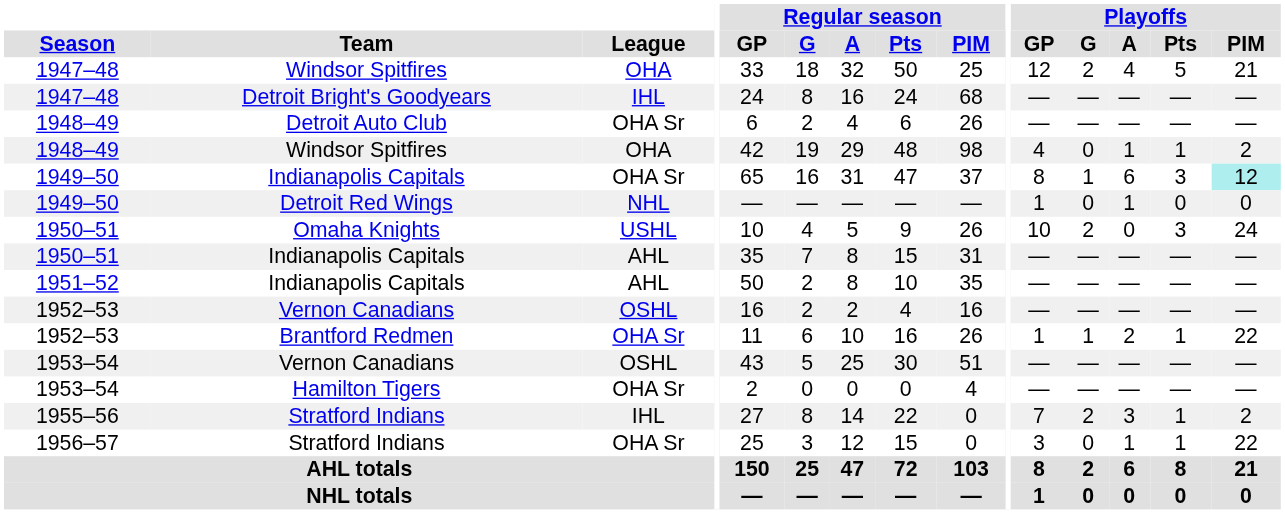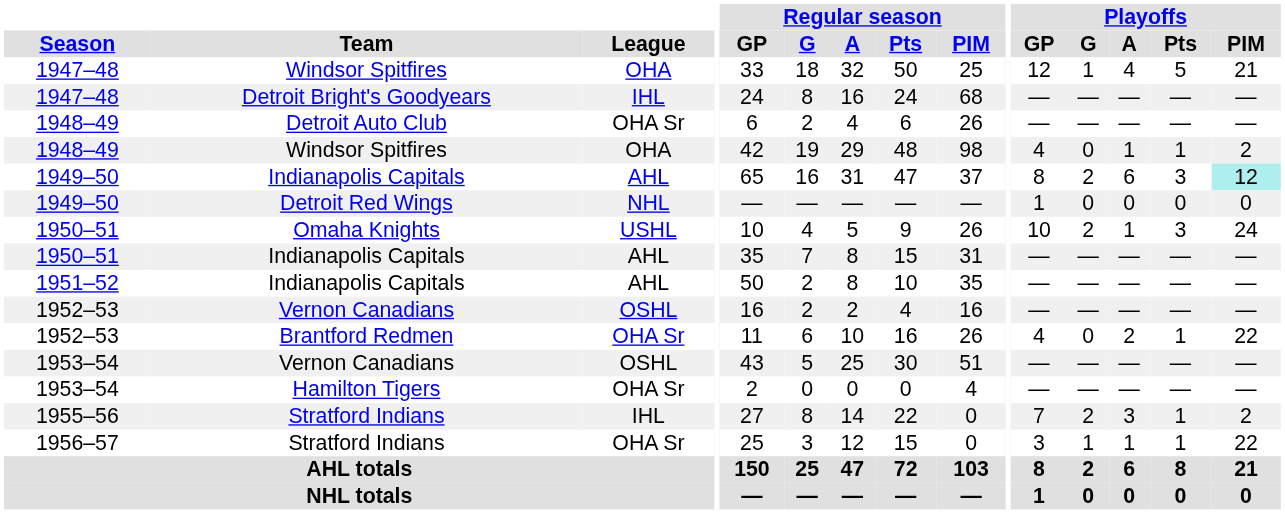(1088, 70) 2 -> (1088, 70) 1
(648, 176) OHA Sr -> (648, 176) AHL
(1088, 176) 1 -> (1088, 176) 2
(1129, 203) 1 -> (1129, 203) 0
(1129, 229) 0 -> (1129, 229) 1
(1039, 336) 1 -> (1039, 336) 4
(1088, 336) 1 -> (1088, 336) 0
(1088, 442) 0 -> (1088, 442) 1
